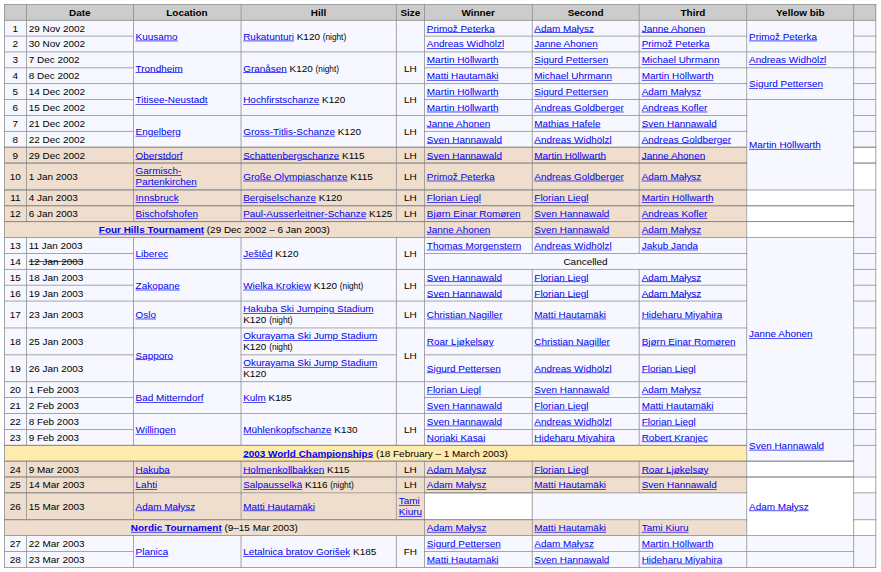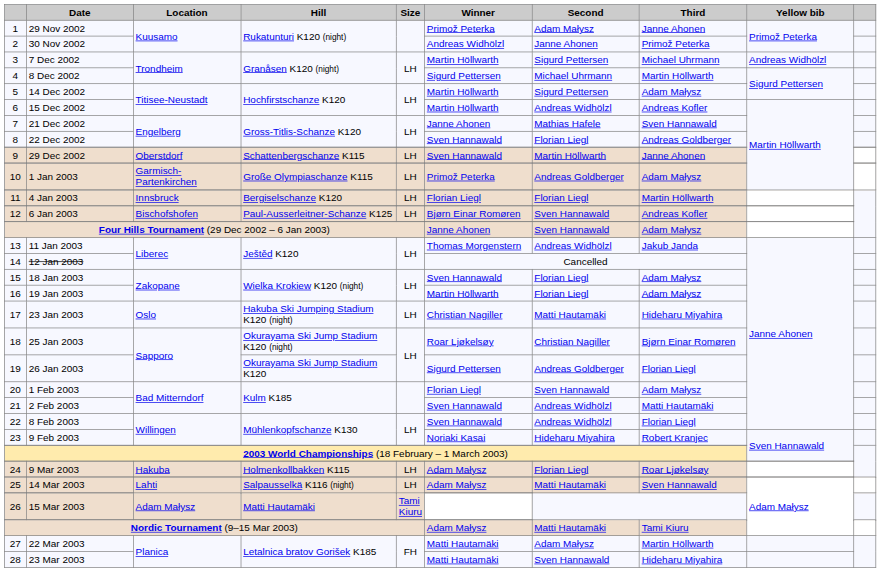(463, 76) Matti Hautamäki -> (464, 76) Sigurd Pettersen
(579, 108) Andreas Goldberger -> (573, 108) Andreas Widhölzl
(573, 139) Andreas Widhölzl -> (561, 139) Florian Liegl
(464, 293) Sven Hannawald -> (463, 293) Martin Höllwarth
(573, 368) Andreas Widhölzl -> (579, 368) Andreas Goldberger
(561, 406) Florian Liegl -> (573, 406) Andreas Widhölzl
(464, 544) Sigurd Pettersen -> (463, 544) Matti Hautamäki
